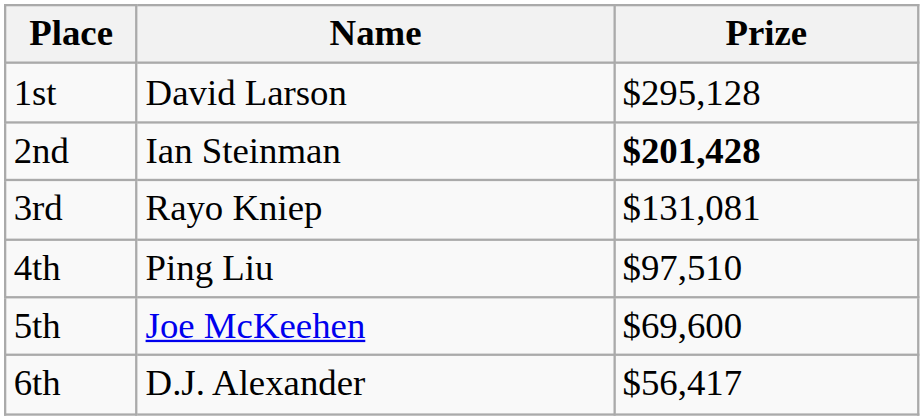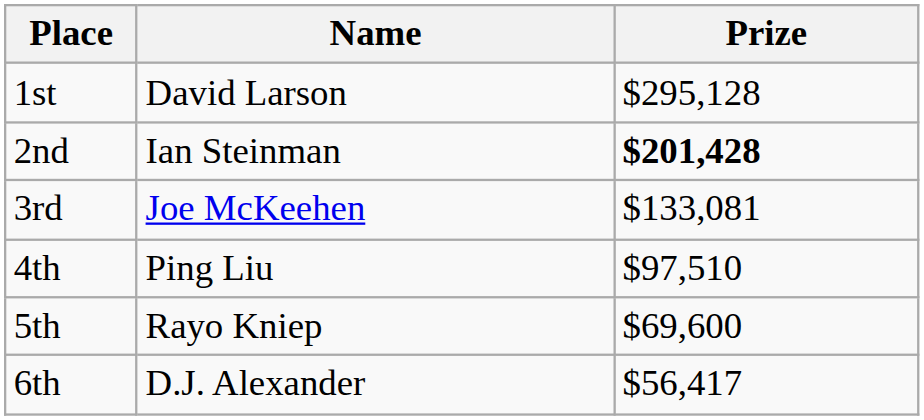(234, 208) Rayo Kniep -> (255, 208) Joe McKeehen
(692, 208) $131,081 -> (692, 208) $133,081
(255, 325) Joe McKeehen -> (234, 325) Rayo Kniep
